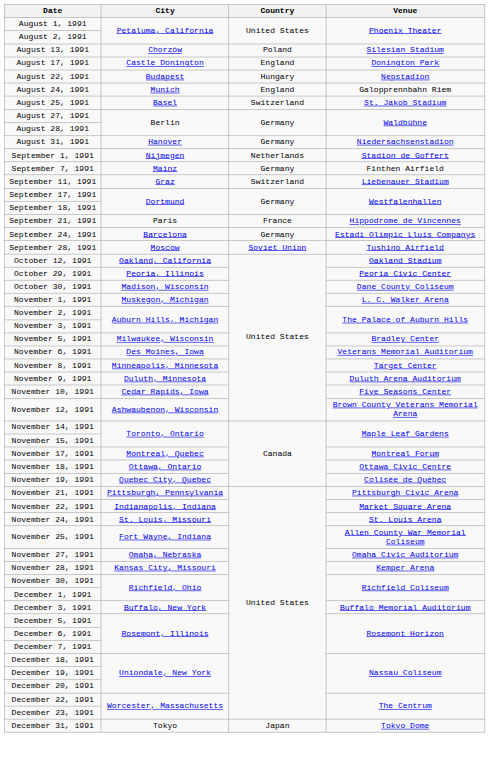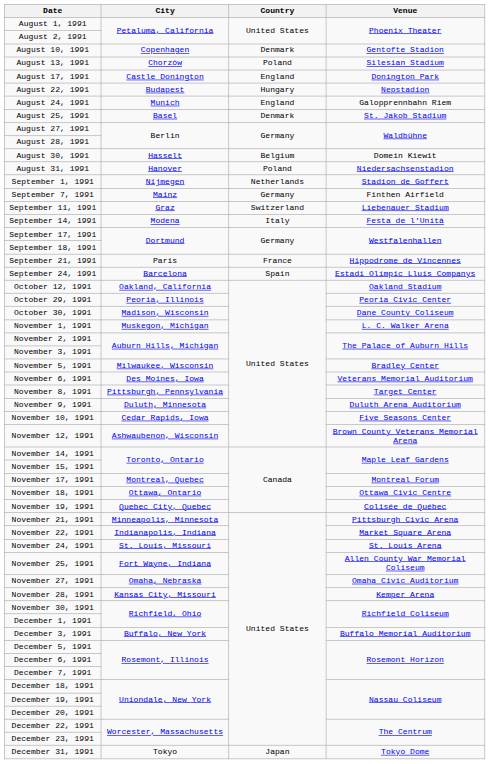+ row: (53, 50)
(277, 103) Switzerland -> (277, 116) Denmark
+ row: (53, 155)
(277, 142) Germany -> (277, 169) Poland
+ row: (53, 221)
(277, 234) Germany -> (277, 274) Spain
- row: (53, 247)
(165, 366) Minneapolis, Minnesota -> (165, 392) Pittsburgh, Pennsylvania
(165, 493) Pittsburgh, Pennsylvania -> (165, 519) Minneapolis, Minnesota
